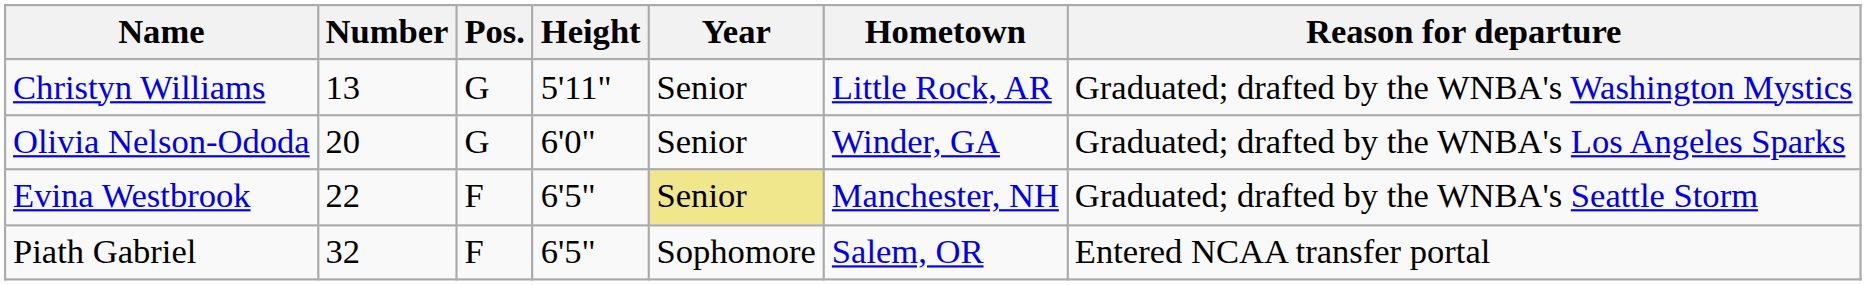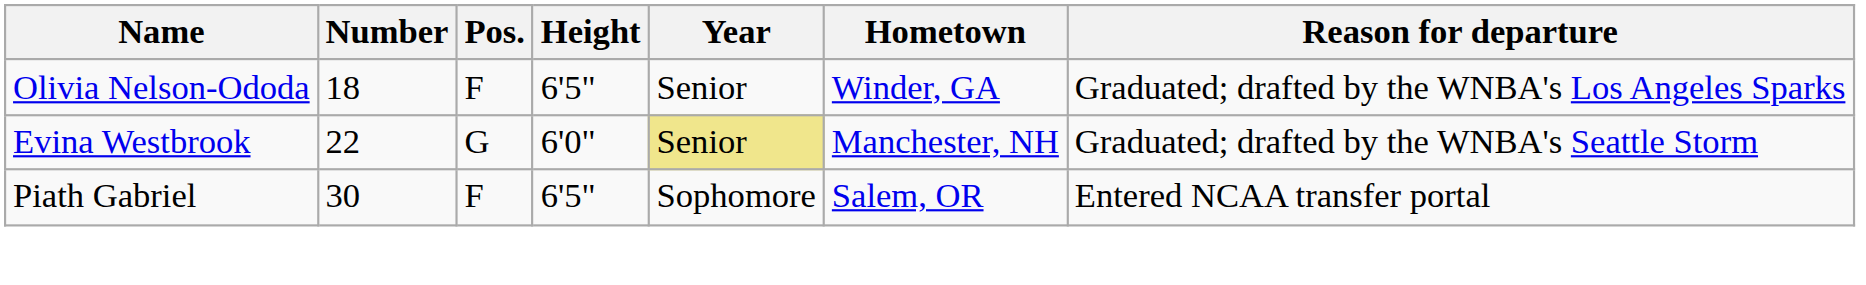- row: (139, 86)
(343, 141) 20 -> (343, 86) 18
(477, 141) G -> (474, 86) F
(568, 141) 6'0" -> (568, 86) 6'5"
(474, 196) F -> (477, 141) G
(568, 196) 6'5" -> (568, 141) 6'0"
(343, 251) 32 -> (343, 196) 30
